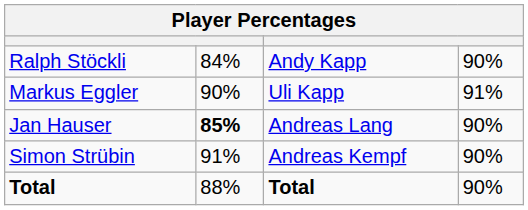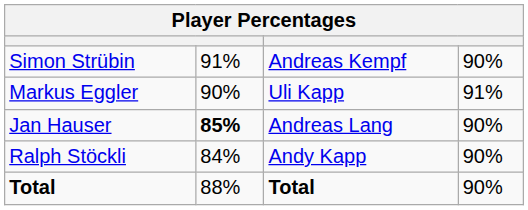rows swapped: (72, 156) <-> (68, 61)
